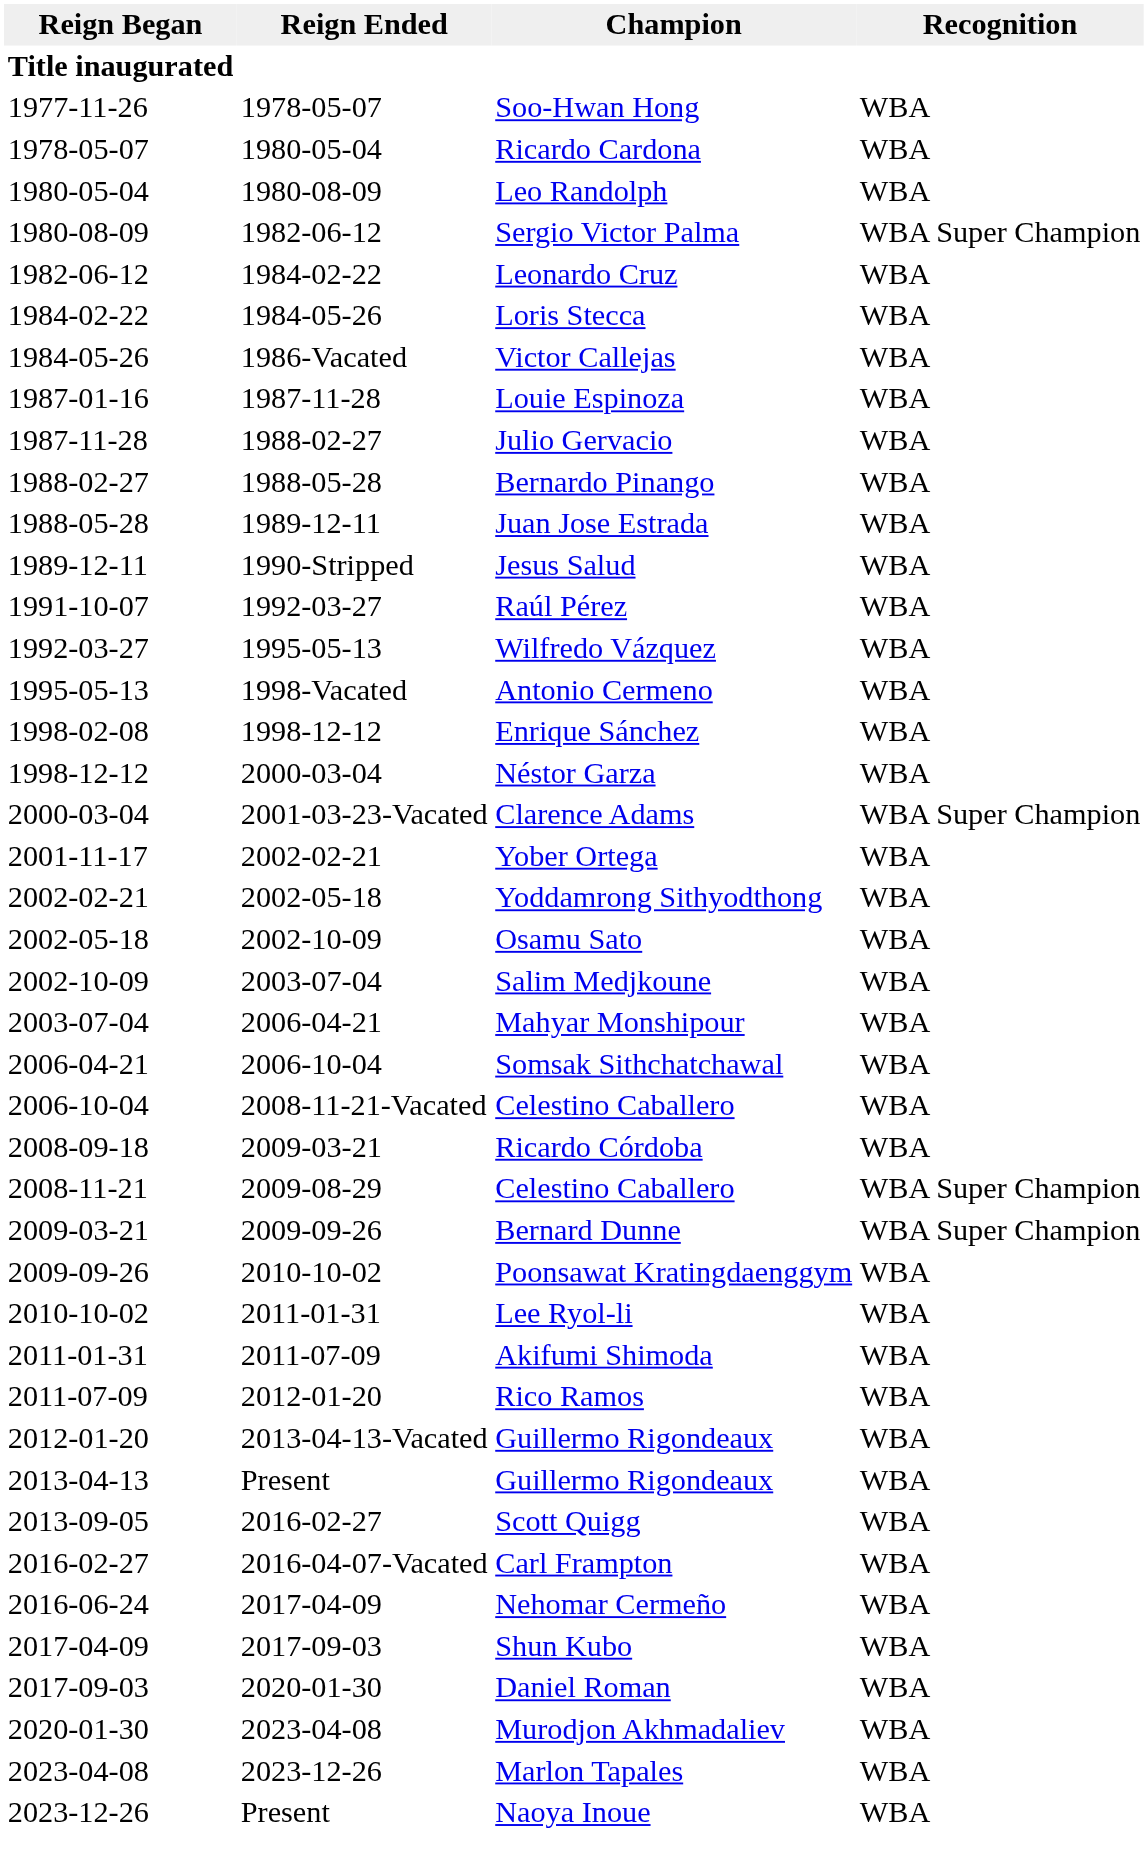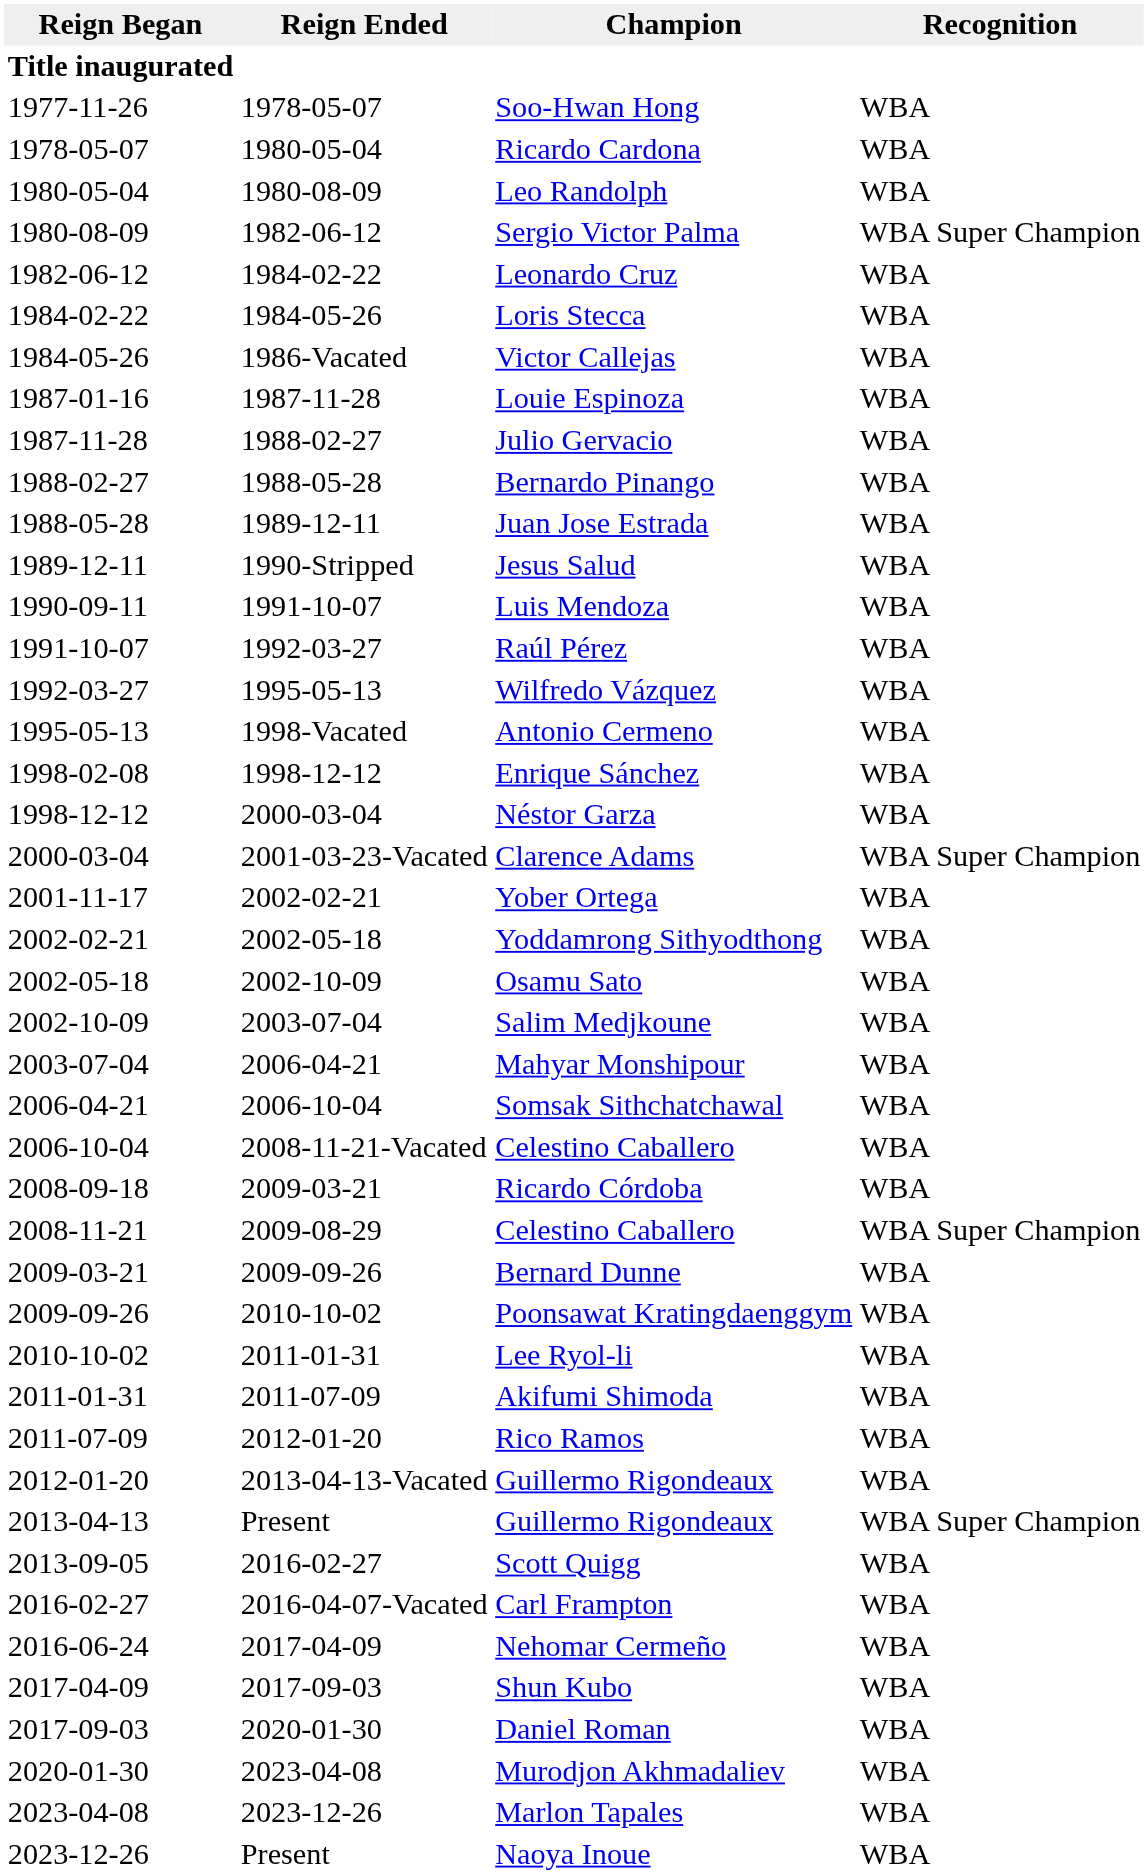+ row: (78, 606)
(1000, 1230) WBA Super Champion -> (895, 1271) WBA
(895, 1479) WBA -> (1000, 1521) WBA Super Champion
